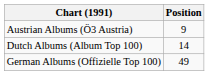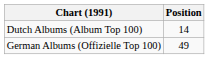- row: (70, 29)
